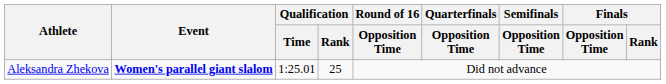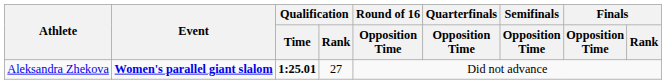(297, 69) normal -> (297, 69) bold
(335, 69) 25 -> (336, 69) 27
